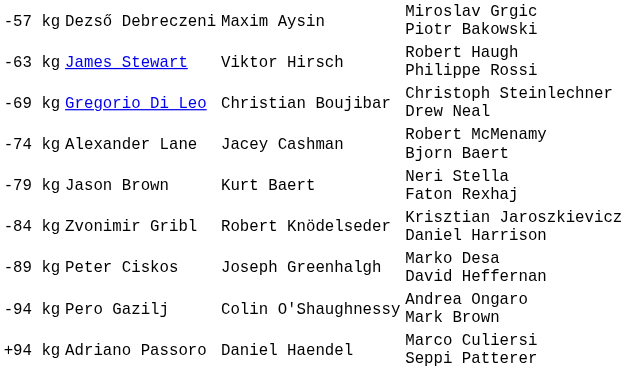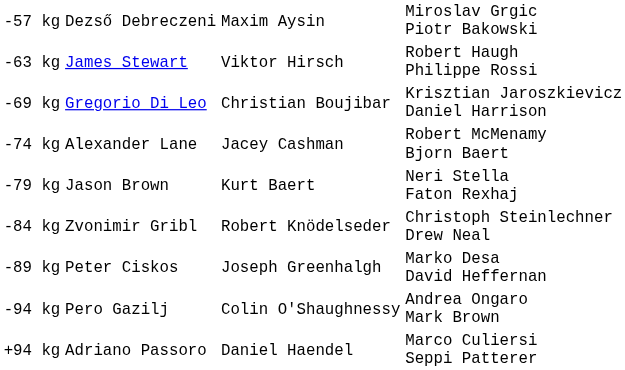(509, 103) Christoph Steinlechner Drew Neal -> (514, 103) Krisztian Jaroszkievicz Daniel Harrison
(514, 226) Krisztian Jaroszkievicz Daniel Harrison -> (509, 226) Christoph Steinlechner Drew Neal
